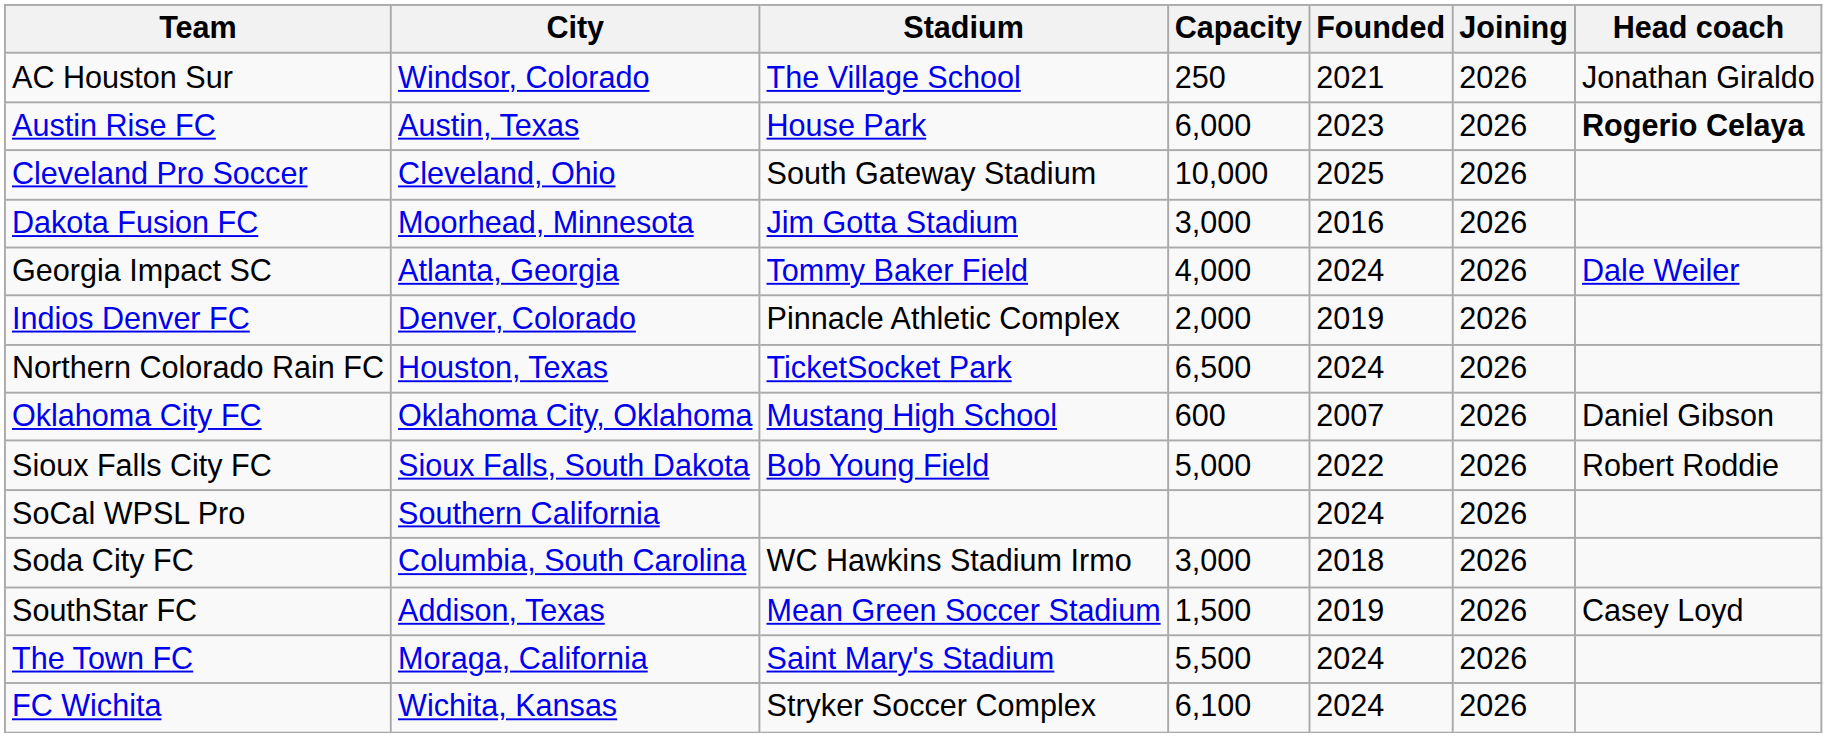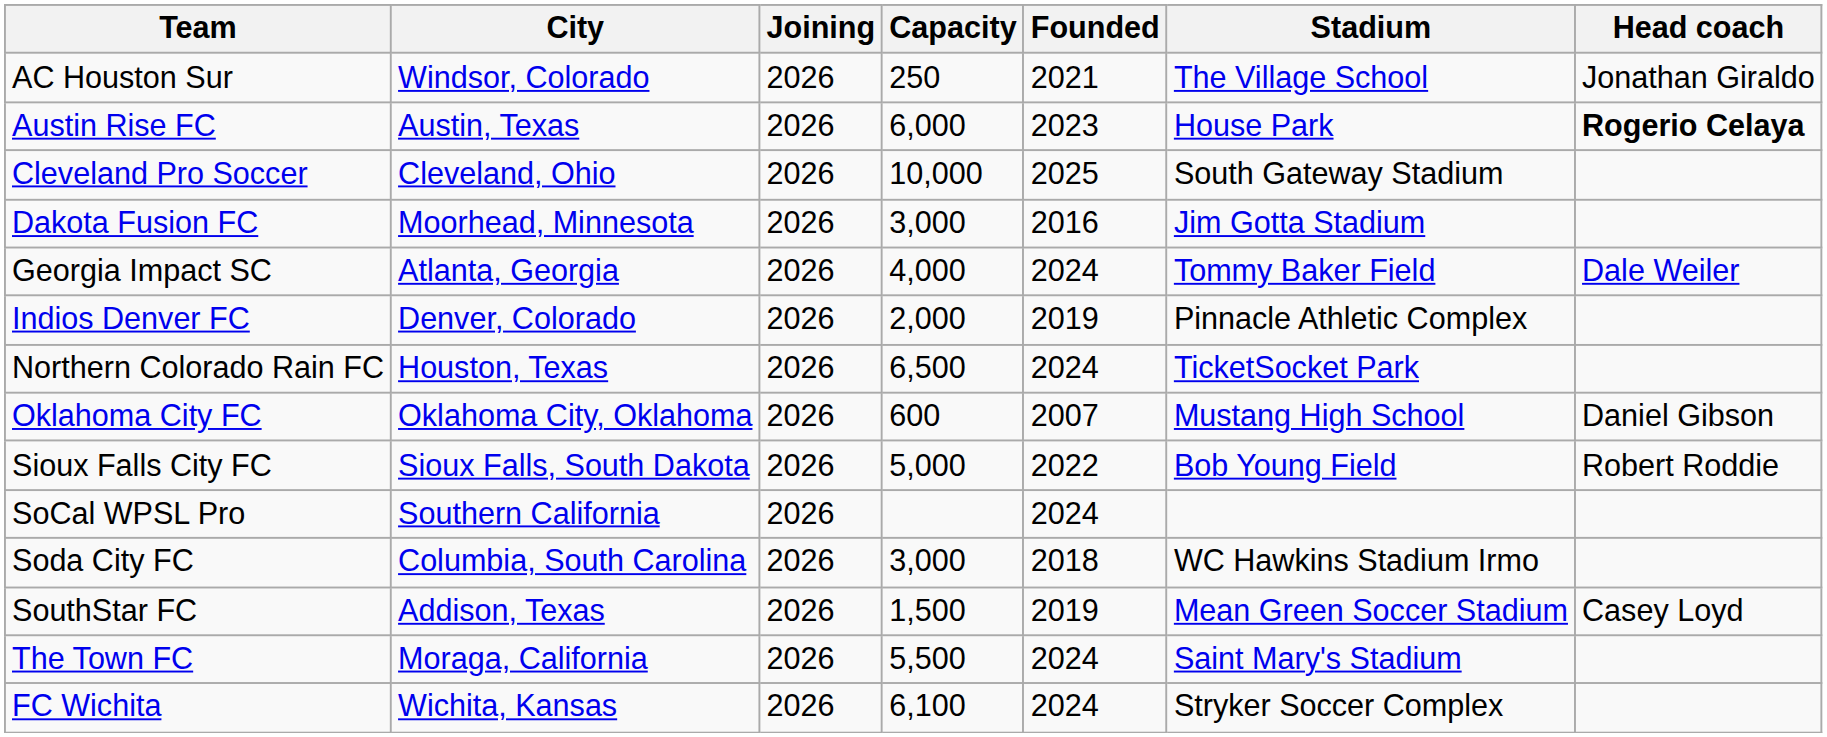columns swapped: (964, 28) <-> (1514, 28)
